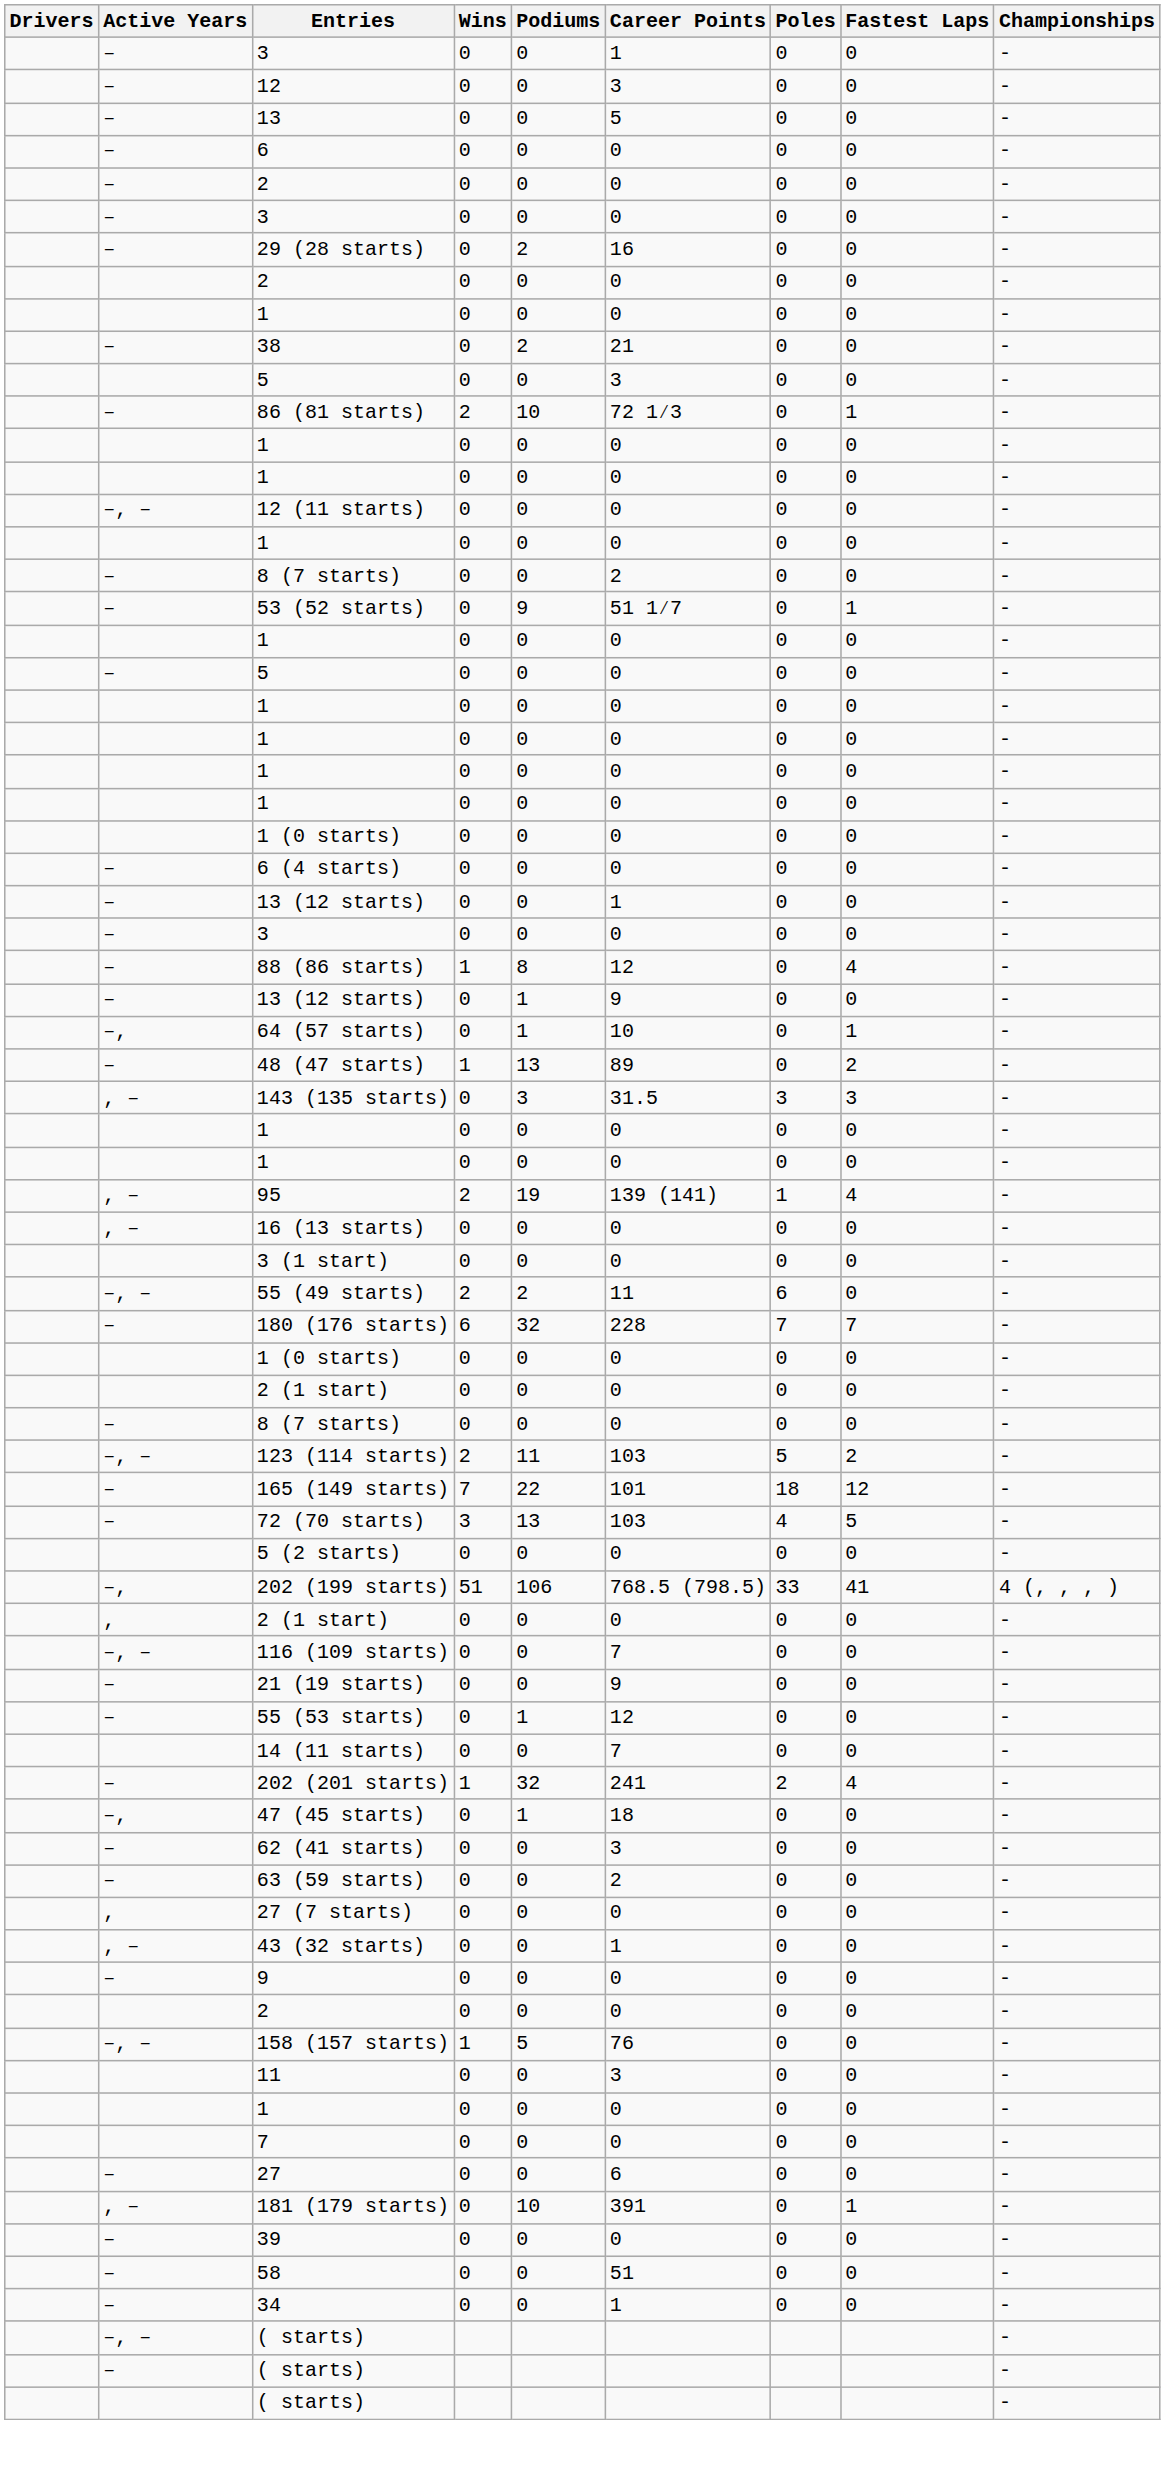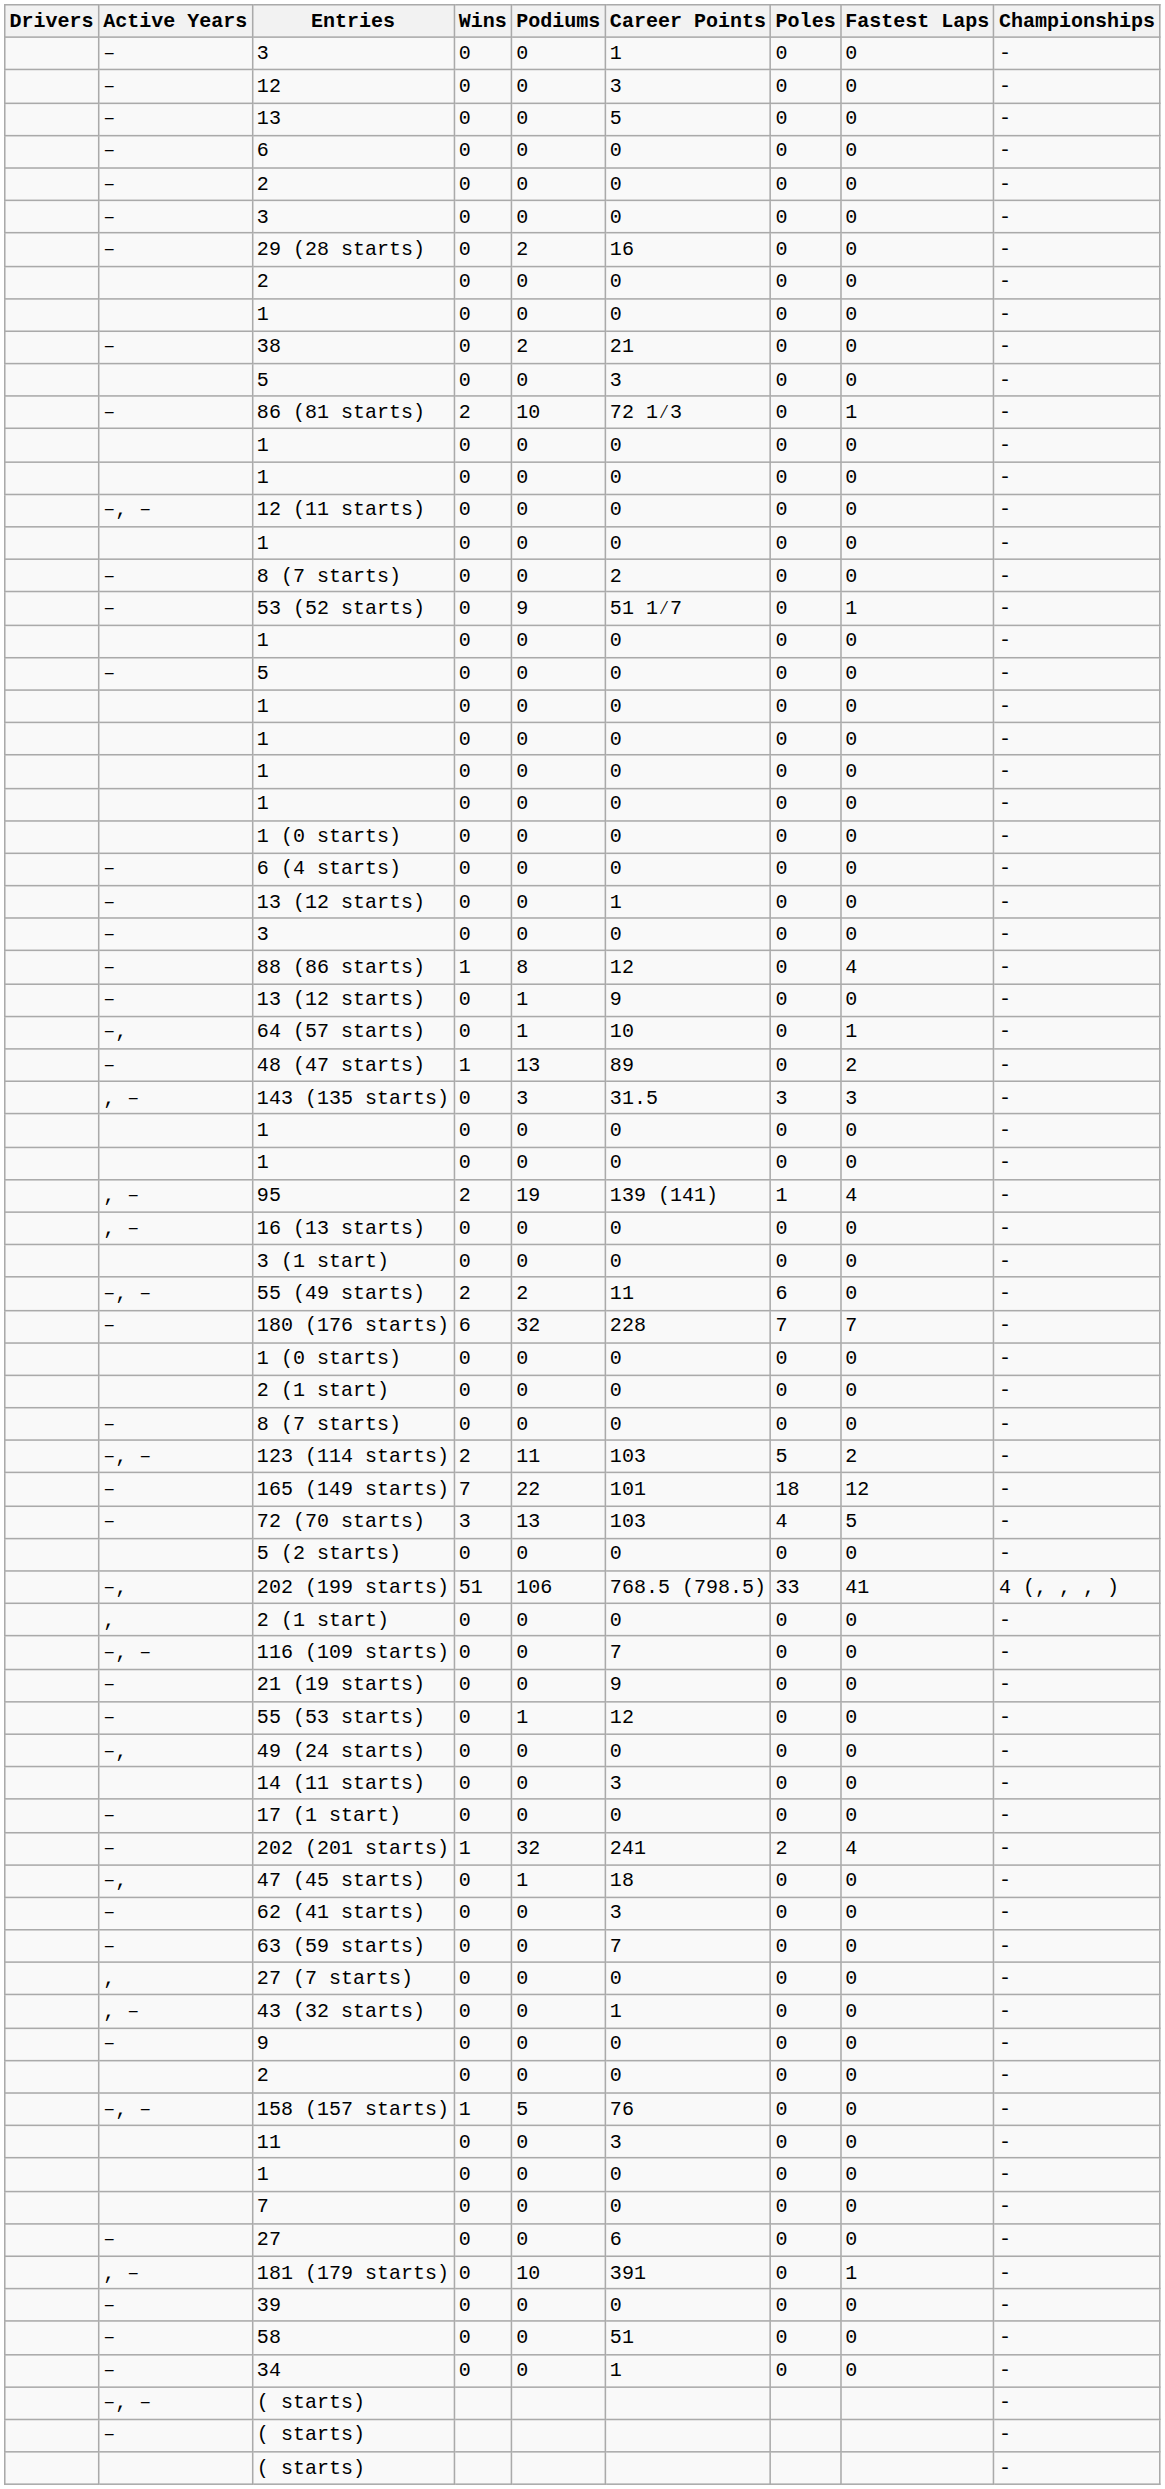+ row: (115, 1750)
(616, 1750) 7 -> (616, 1783) 3
+ row: (109, 1816)
(616, 1881) 2 -> (616, 1946) 7
